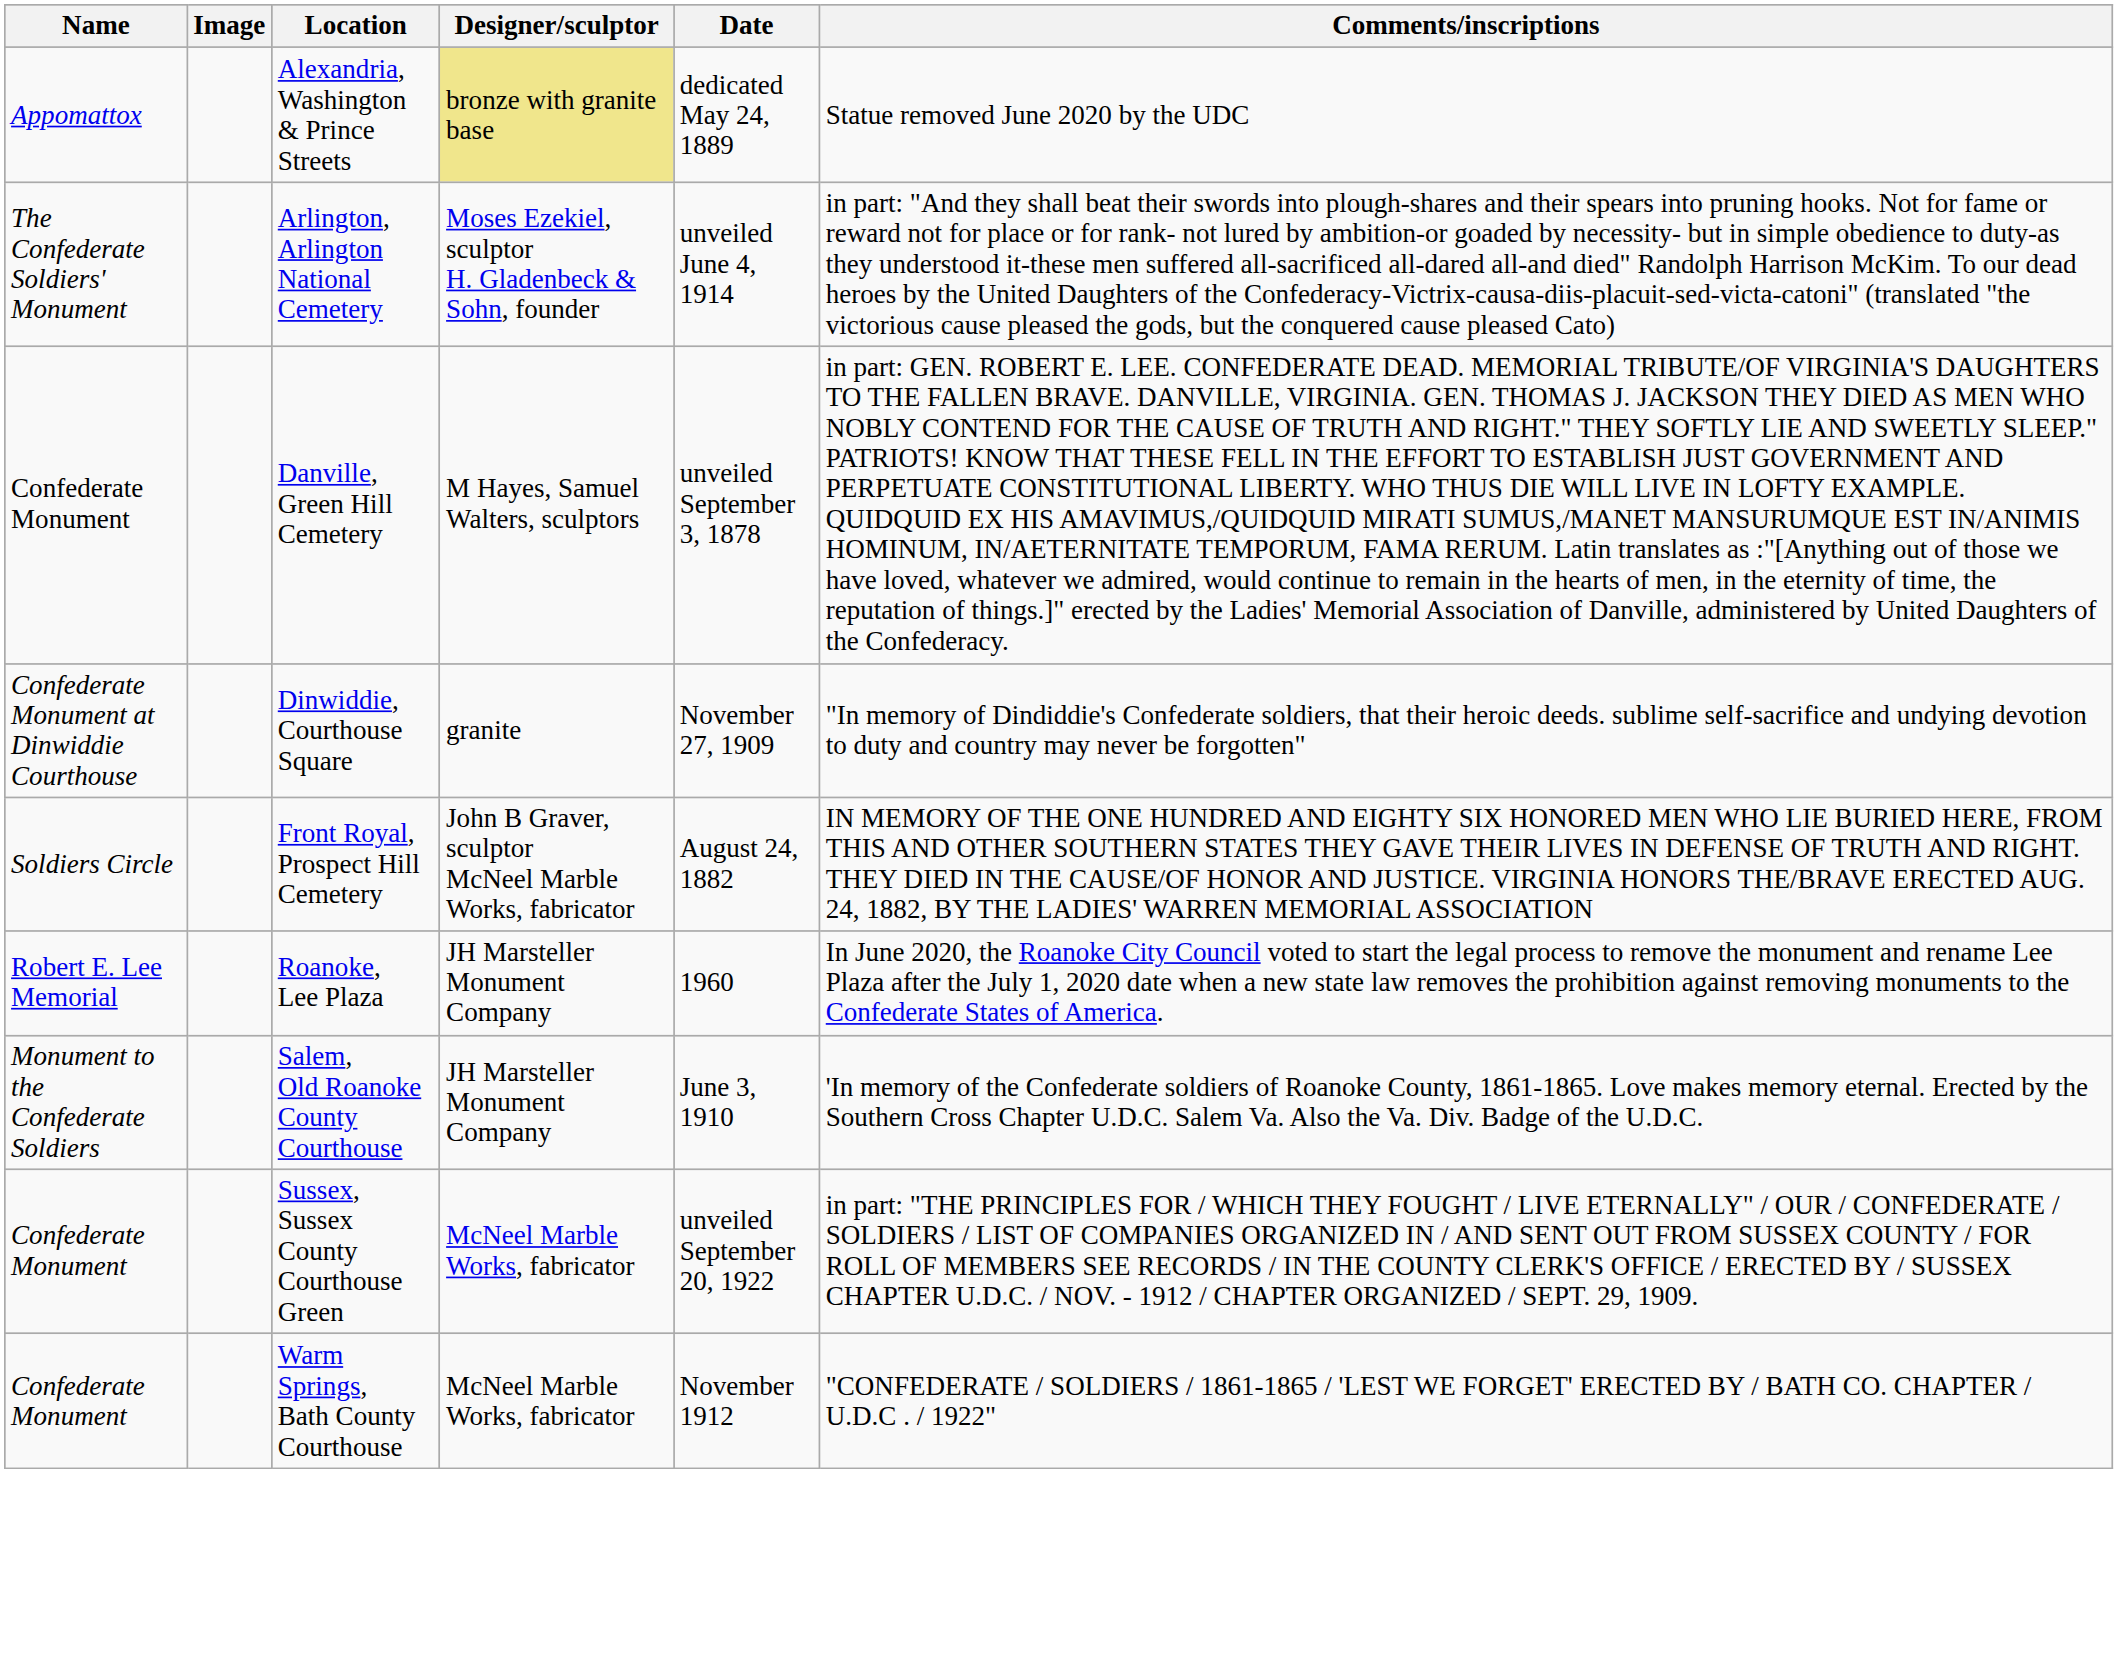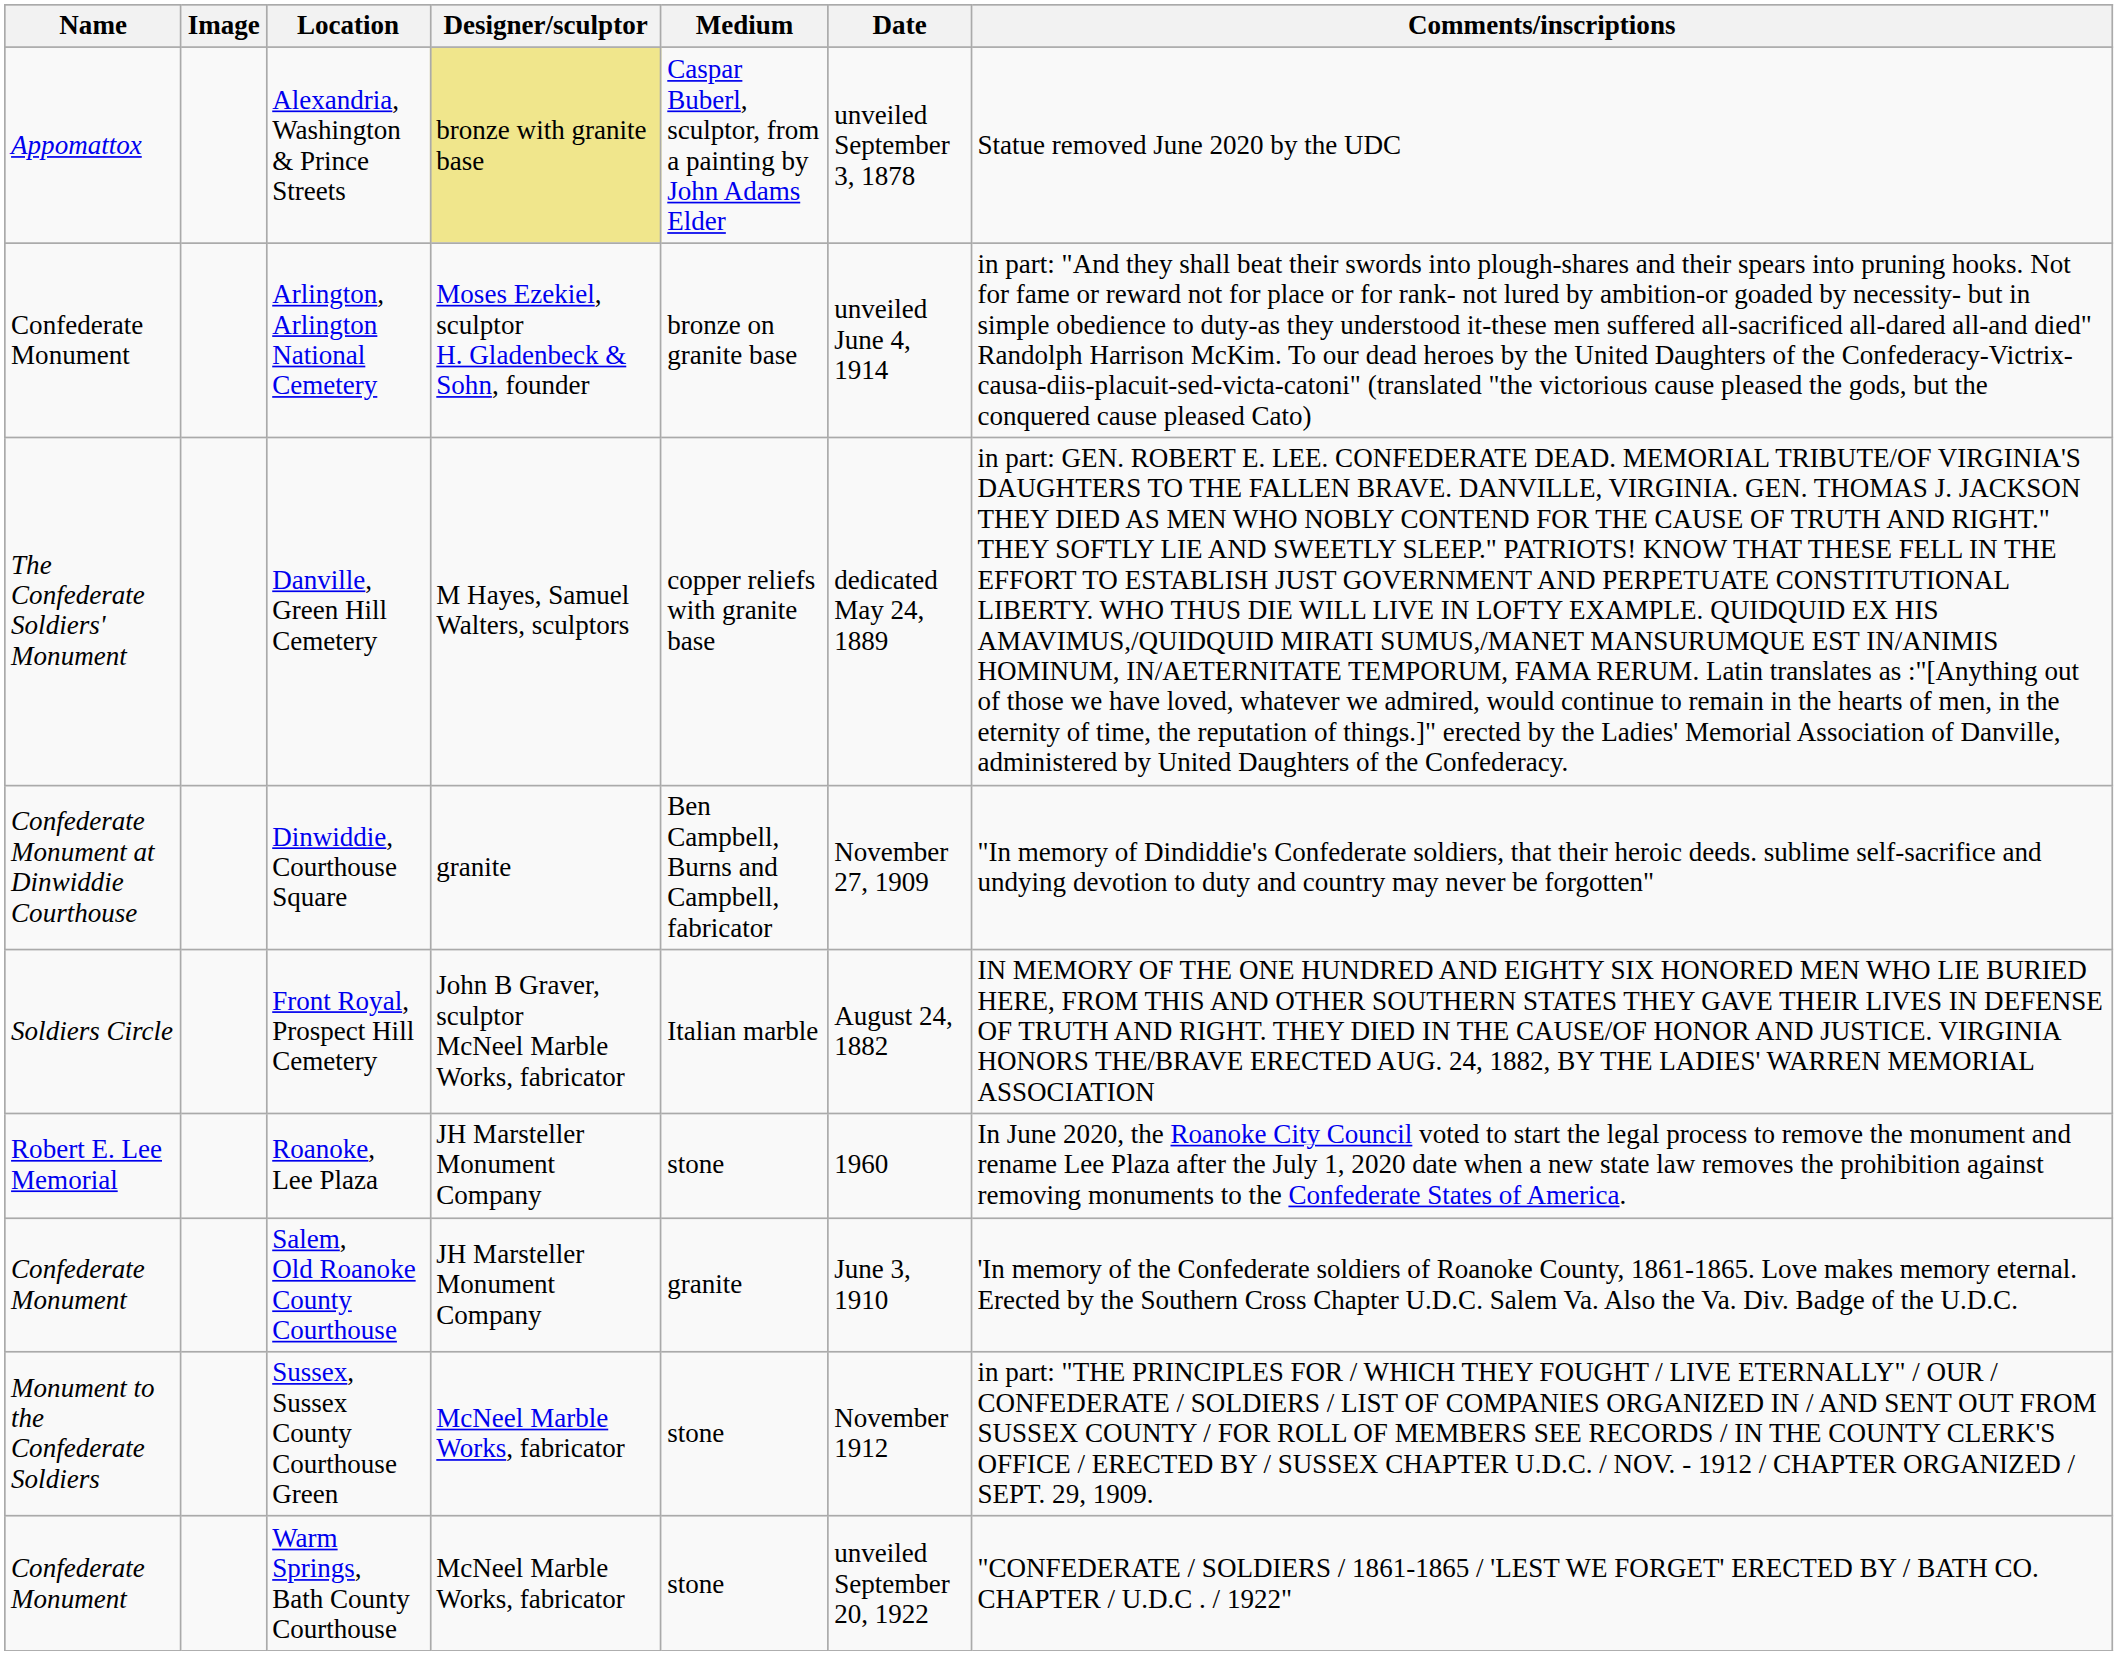+ column: (744, 25)
(731, 114) dedicated May 24, 1889 -> (892, 144) unveiled September 3, 1878
(78, 263) The Confederate Soldiers' Monument -> (77, 339) Confederate Monument
(77, 504) Confederate Monument -> (78, 610) The Confederate Soldiers' Monument
(737, 504) unveiled September 3, 1878 -> (886, 610) dedicated May 24, 1889
(83, 1101) Monument to the Confederate Soldiers -> (78, 1284) Confederate Monument
(78, 1251) Confederate Monument -> (83, 1433) Monument to the Confederate Soldiers
(737, 1251) unveiled September 20, 1922 -> (891, 1433) November 1912
(737, 1400) November 1912 -> (892, 1583) unveiled September 20, 1922
